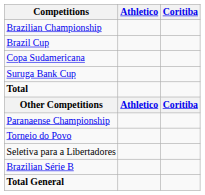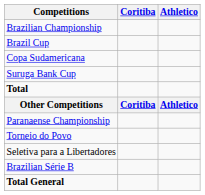columns swapped: (139, 12) <-> (180, 12)
